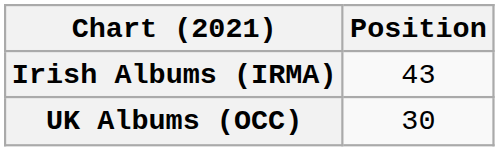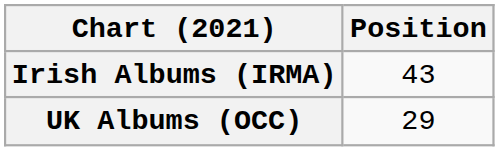(418, 121) 30 -> (418, 121) 29
